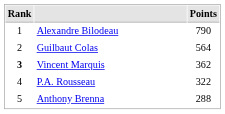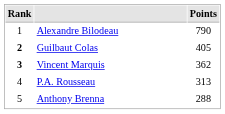(20, 48) normal -> (20, 48) bold
(203, 48) 564 -> (203, 48) 405
(203, 82) 322 -> (203, 82) 313
